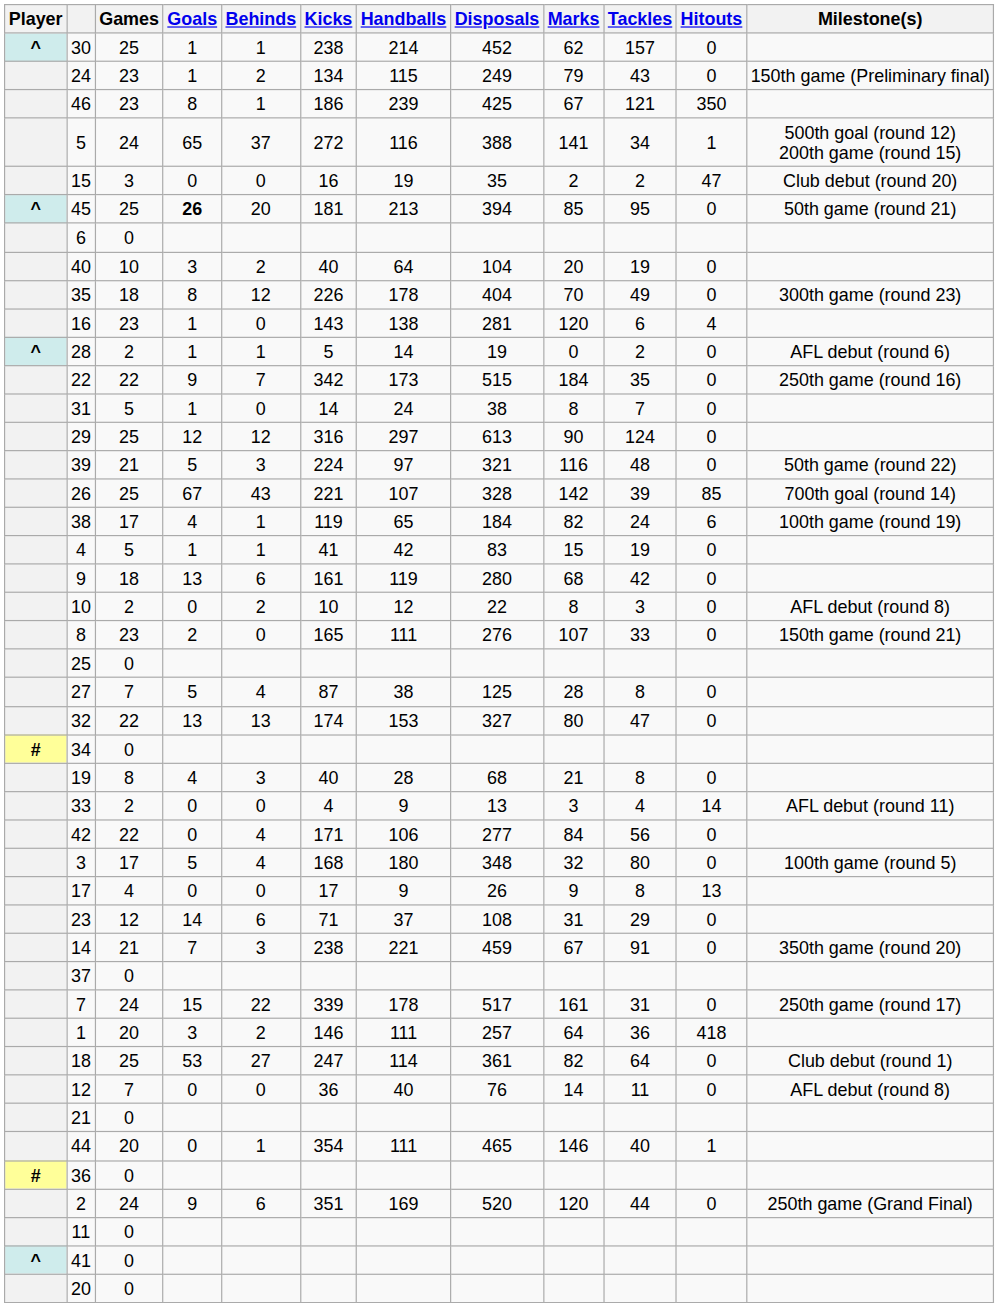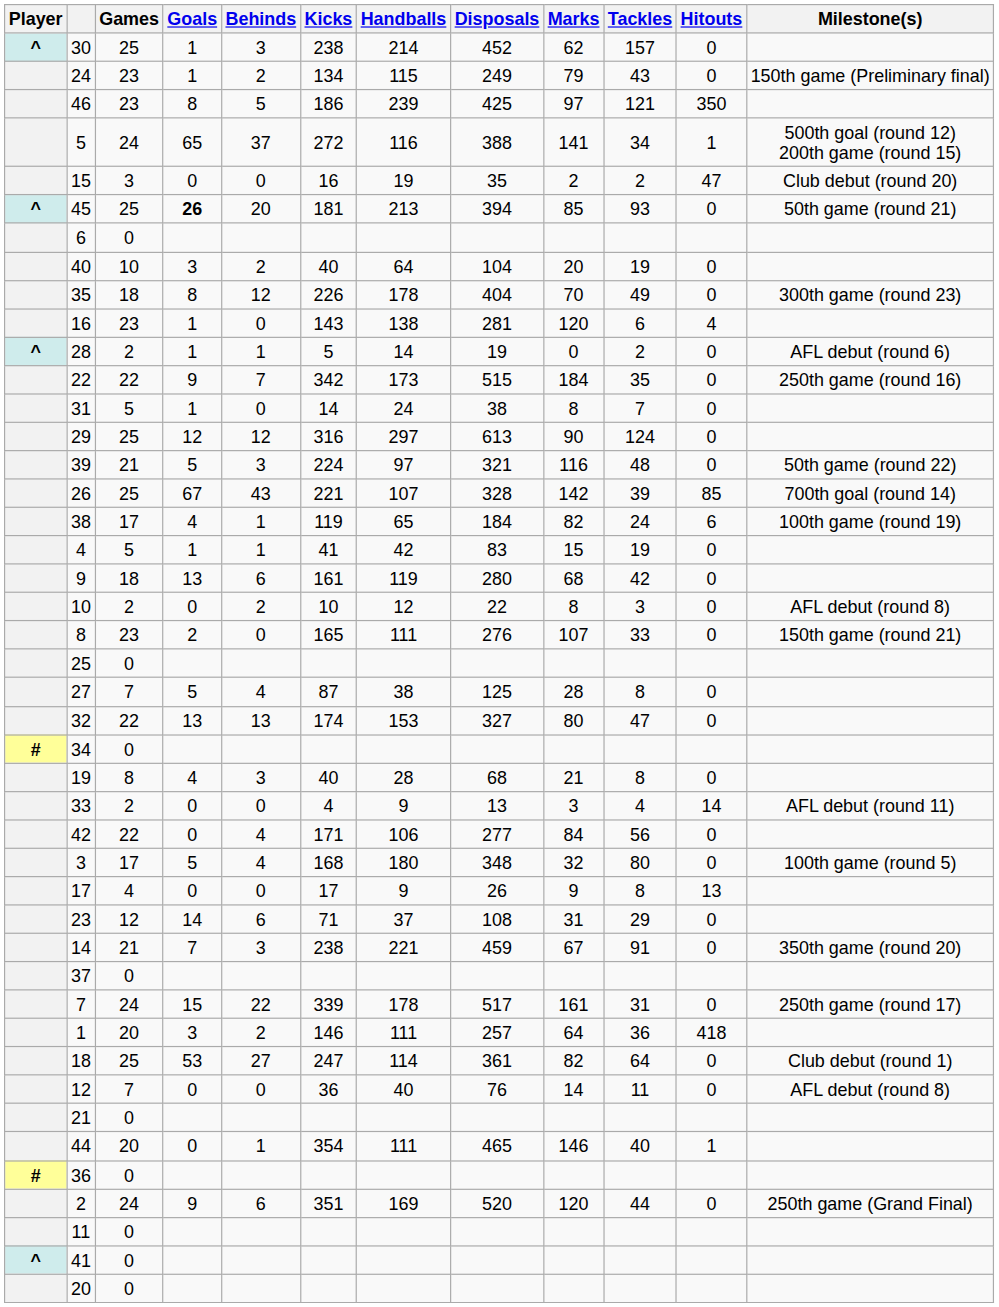(261, 47) 1 -> (261, 47) 3
(261, 104) 1 -> (261, 104) 5
(574, 104) 67 -> (574, 104) 97
(640, 209) 95 -> (640, 209) 93
